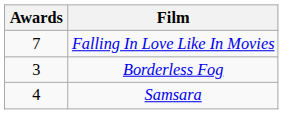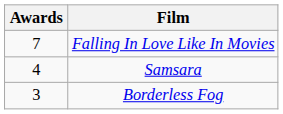rows swapped: (173, 95) <-> (173, 69)
